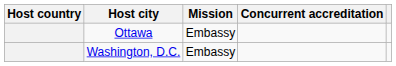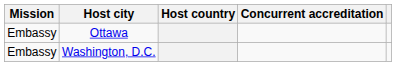columns swapped: (44, 14) <-> (210, 14)
